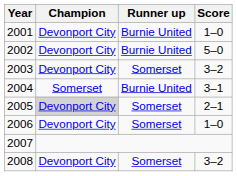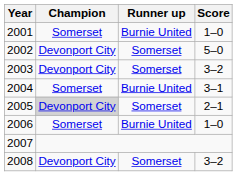(77, 32) Devonport City -> (77, 32) Somerset
(156, 50) Burnie United -> (156, 50) Somerset
(77, 124) Devonport City -> (77, 124) Somerset
(156, 124) Somerset -> (156, 124) Burnie United
